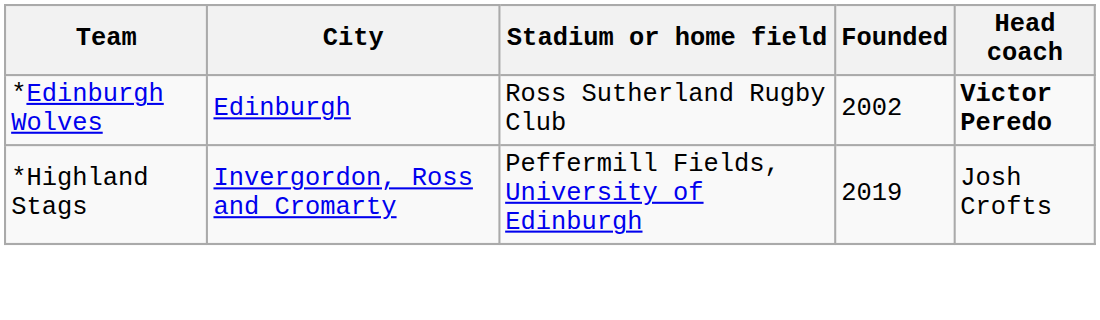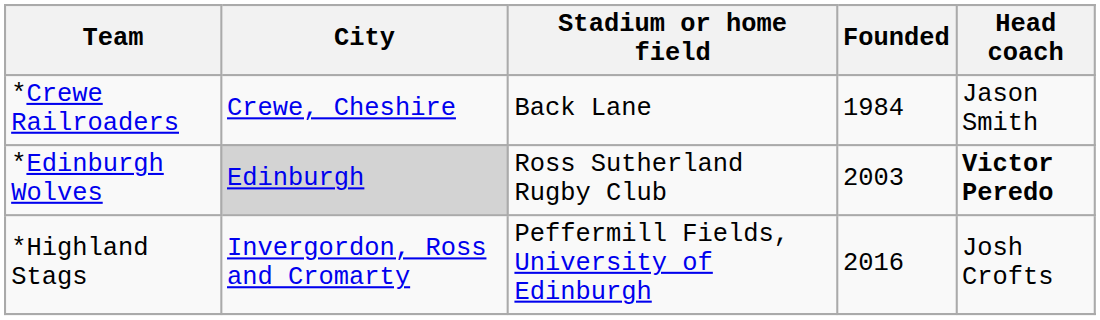+ row: (95, 110)
(282, 110) no background -> (296, 180) lightgrey background
(872, 110) 2002 -> (873, 180) 2003
(872, 195) 2019 -> (873, 264) 2016
